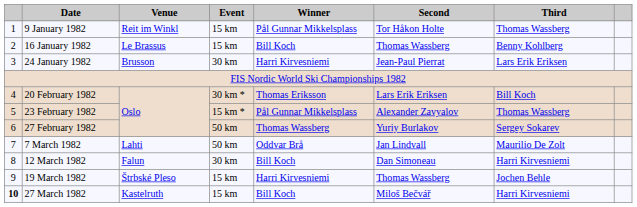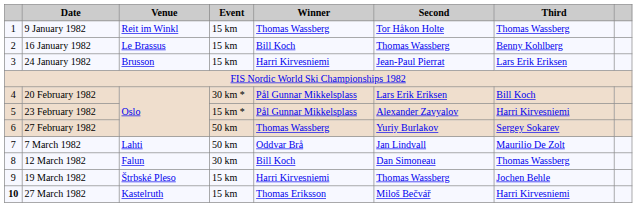(307, 29) Pål Gunnar Mikkelsplass -> (293, 29) Thomas Wassberg
(225, 62) 30 km -> (225, 62) 15 km
(291, 95) Thomas Eriksson -> (307, 95) Pål Gunnar Mikkelsplass
(533, 111) Thomas Wassberg -> (533, 111) Harri Kirvesniemi
(533, 161) Harri Kirvesniemi -> (533, 161) Thomas Wassberg
(276, 194) Bill Koch -> (291, 194) Thomas Eriksson
